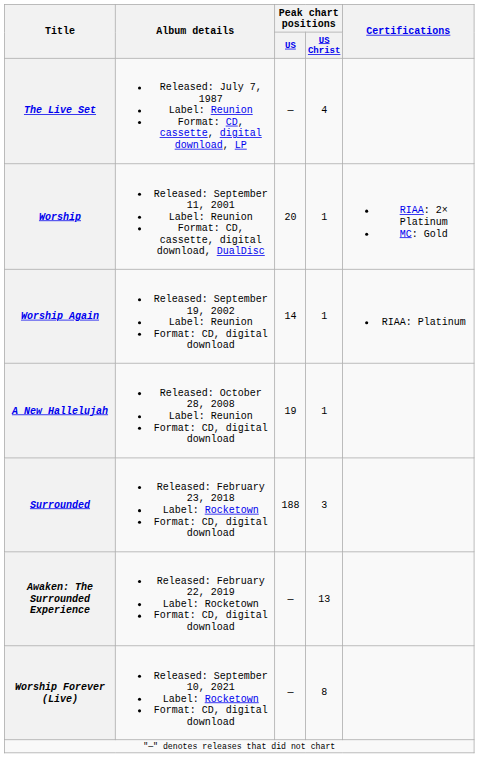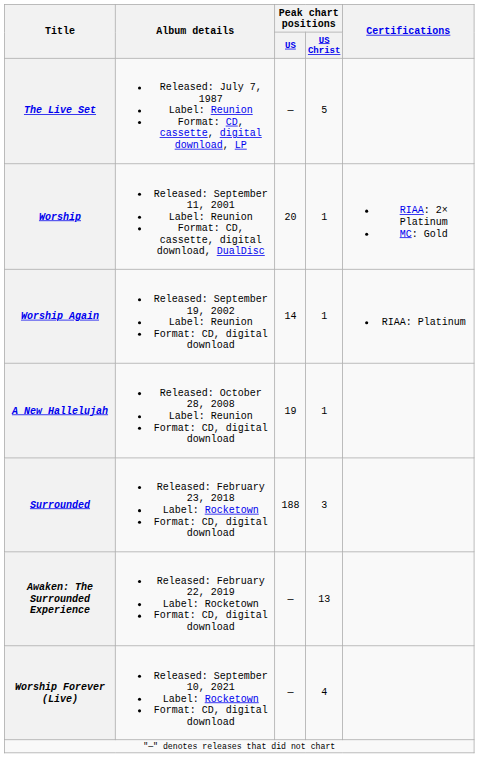(324, 111) 4 -> (324, 111) 5
(324, 693) 8 -> (324, 693) 4
